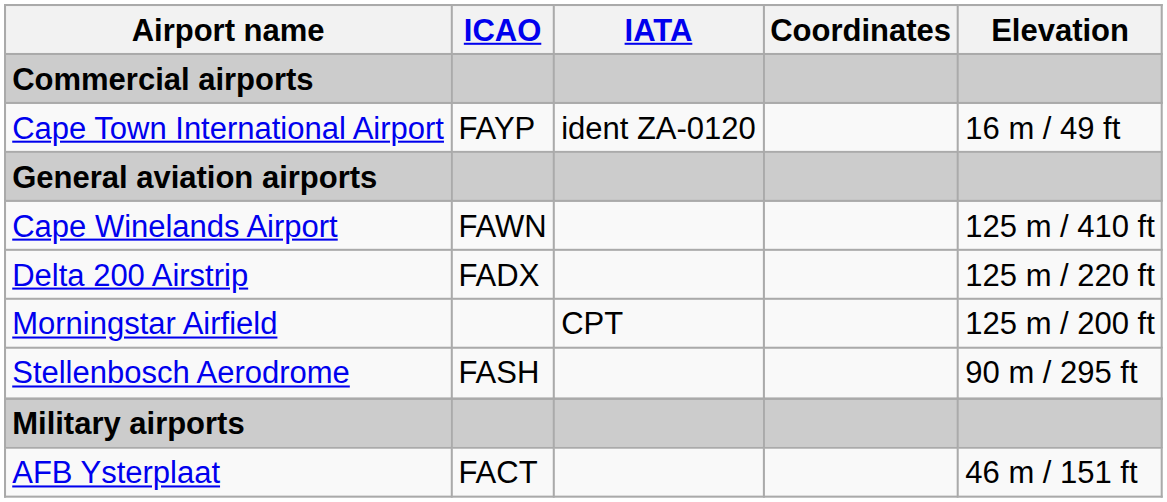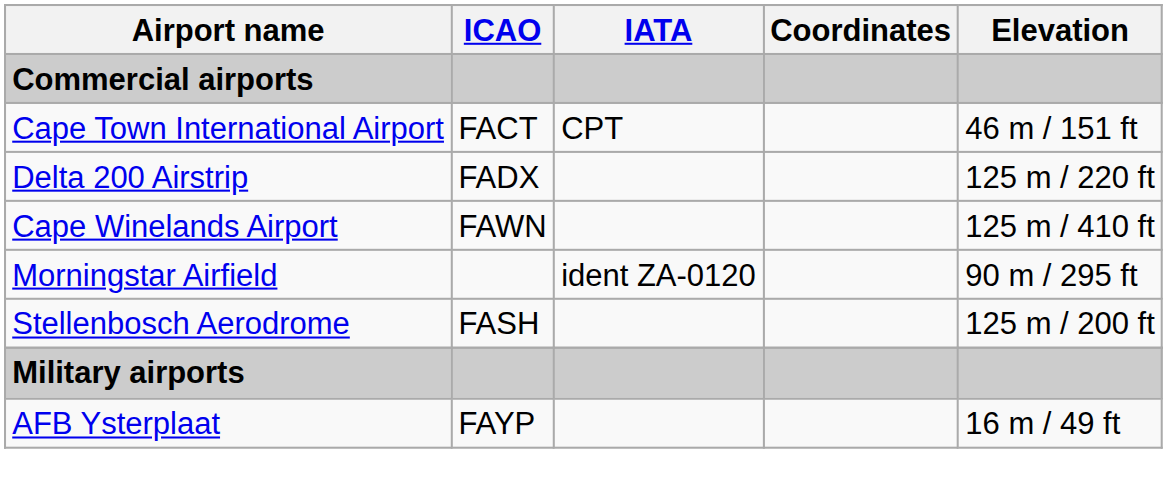(497, 128) FAYP -> (498, 128) FACT
(658, 128) ident ZA-0120 -> (592, 128) CPT
(1043, 128) 16 m / 49 ft -> (1051, 128) 46 m / 151 ft
- row: (195, 177)
rows swapped: (130, 275) <-> (175, 226)
(592, 324) CPT -> (658, 275) ident ZA-0120
(1060, 324) 125 m / 200 ft -> (1051, 275) 90 m / 295 ft
(1051, 373) 90 m / 295 ft -> (1060, 324) 125 m / 200 ft
(498, 472) FACT -> (497, 422) FAYP
(1051, 472) 46 m / 151 ft -> (1043, 422) 16 m / 49 ft
